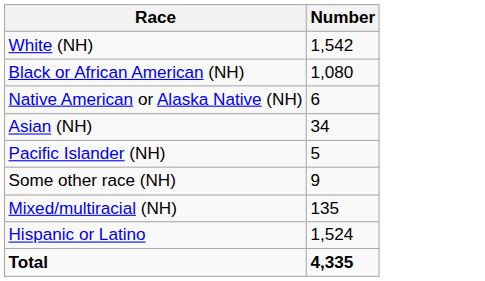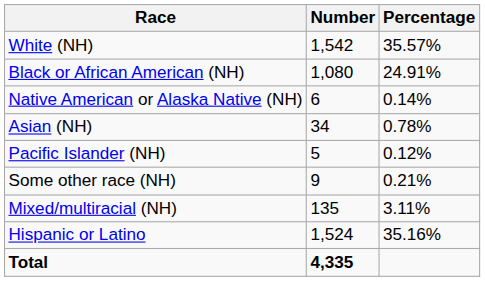+ column: (429, 18)
